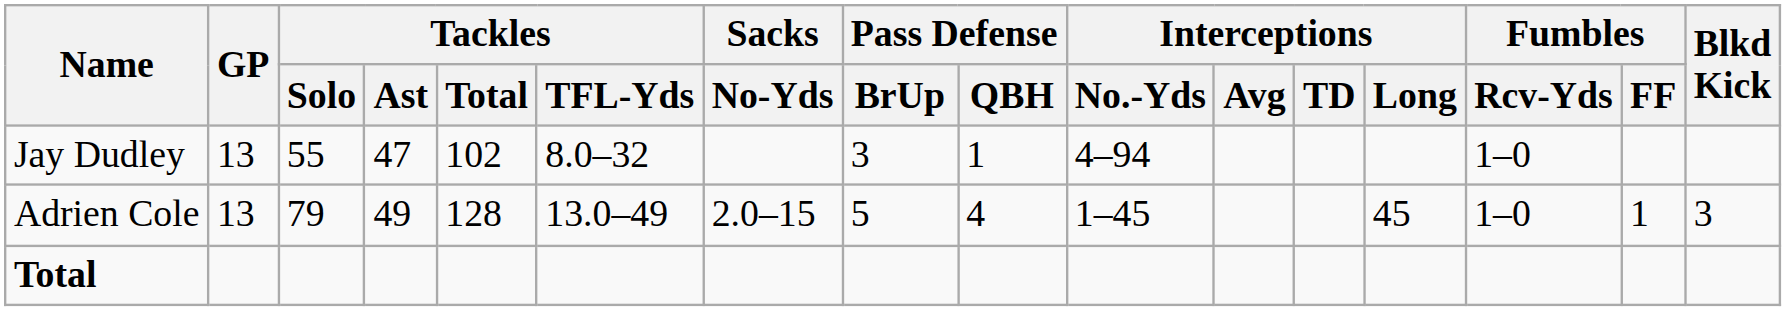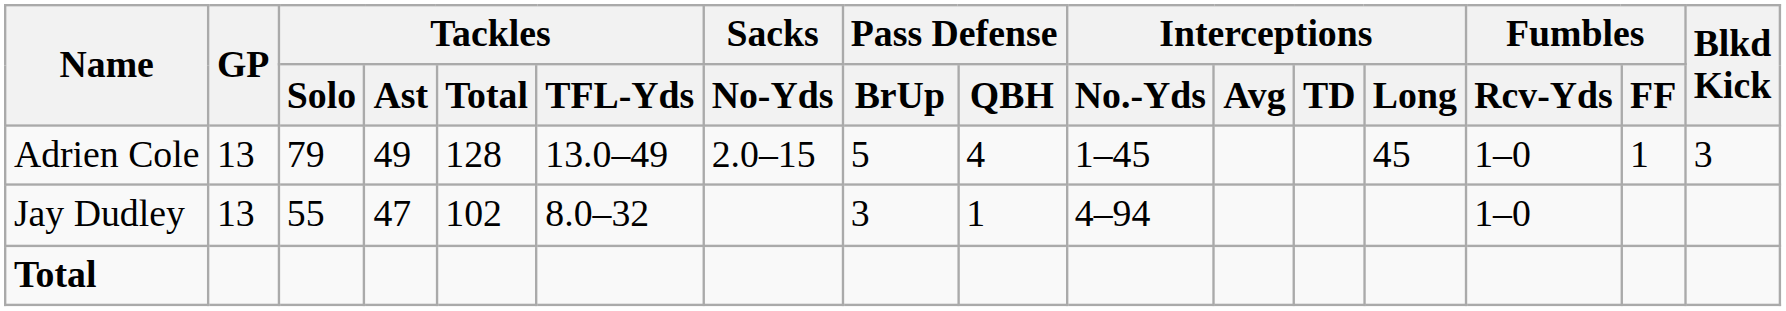rows swapped: (107, 214) <-> (99, 154)
